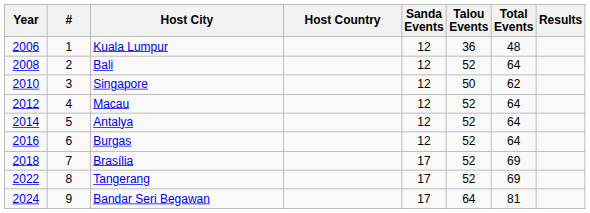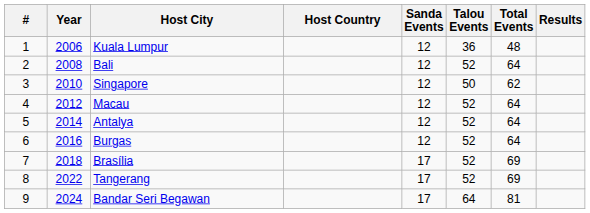columns swapped: (69, 20) <-> (26, 20)
